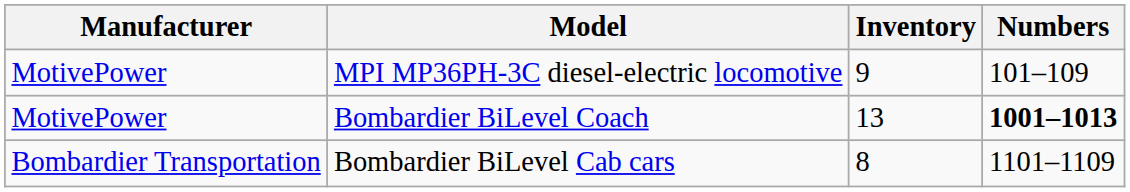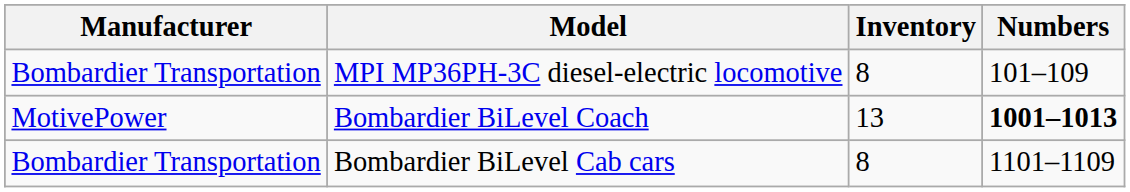(89, 72) MotivePower -> (166, 72) Bombardier Transportation
(863, 72) 9 -> (863, 72) 8
